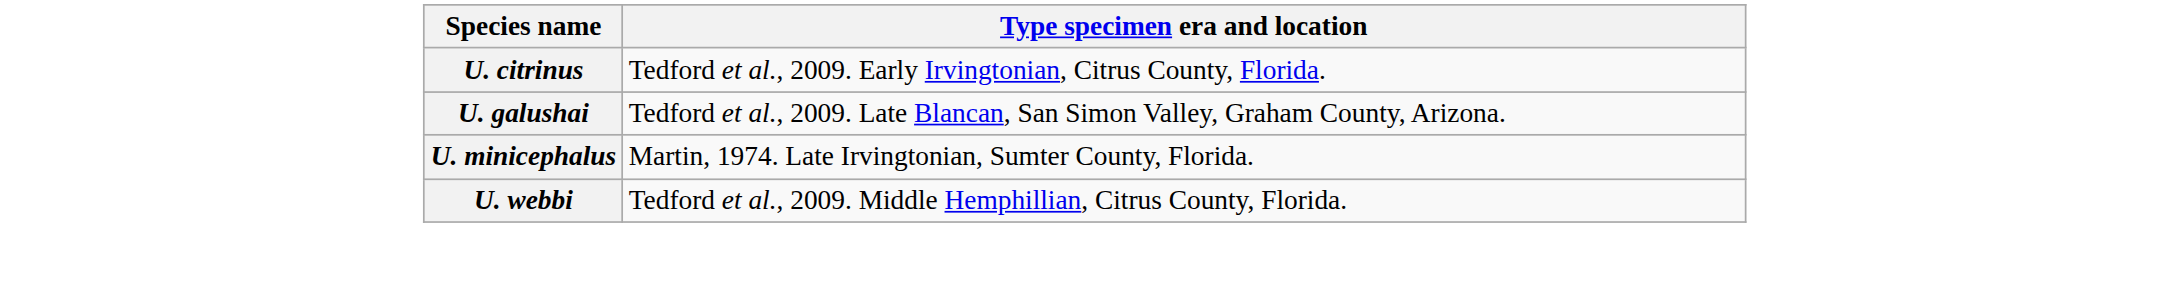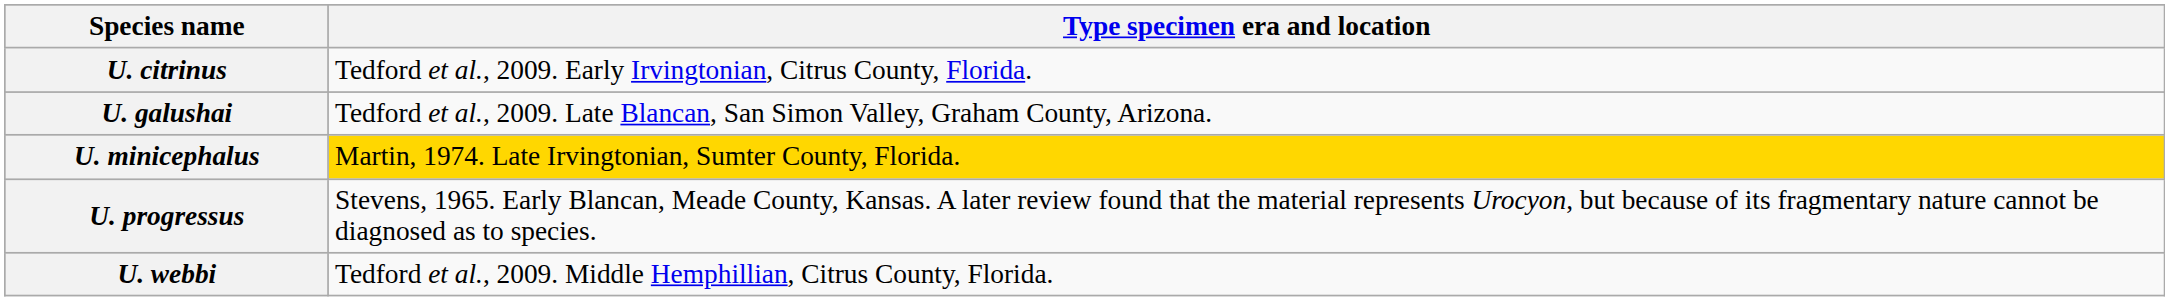(941, 156) no background -> (648, 156) gold background
+ row: (167, 215)
